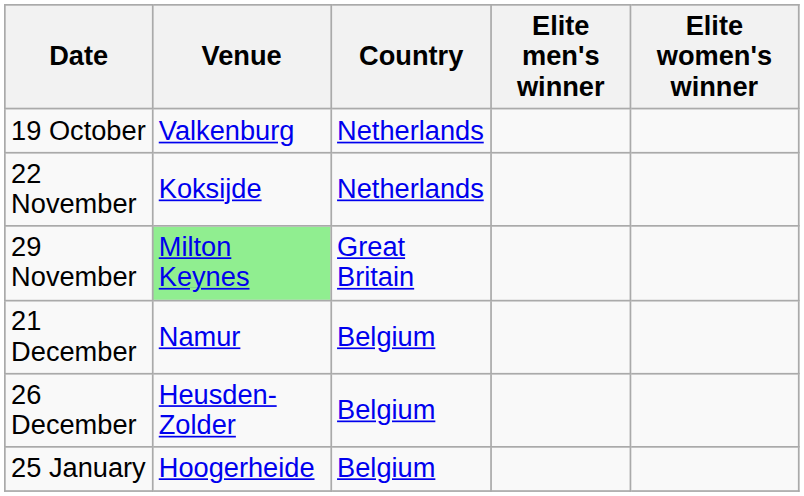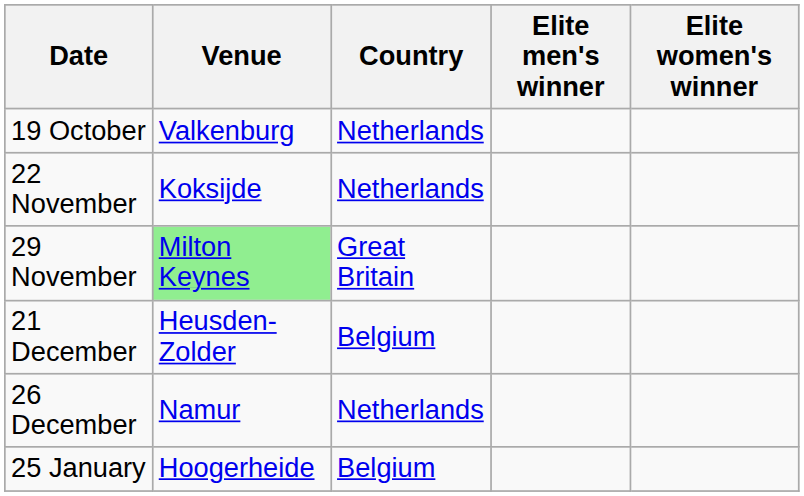(200, 336) Namur -> (218, 336) Heusden-Zolder
(218, 410) Heusden-Zolder -> (200, 410) Namur
(386, 410) Belgium -> (410, 410) Netherlands
